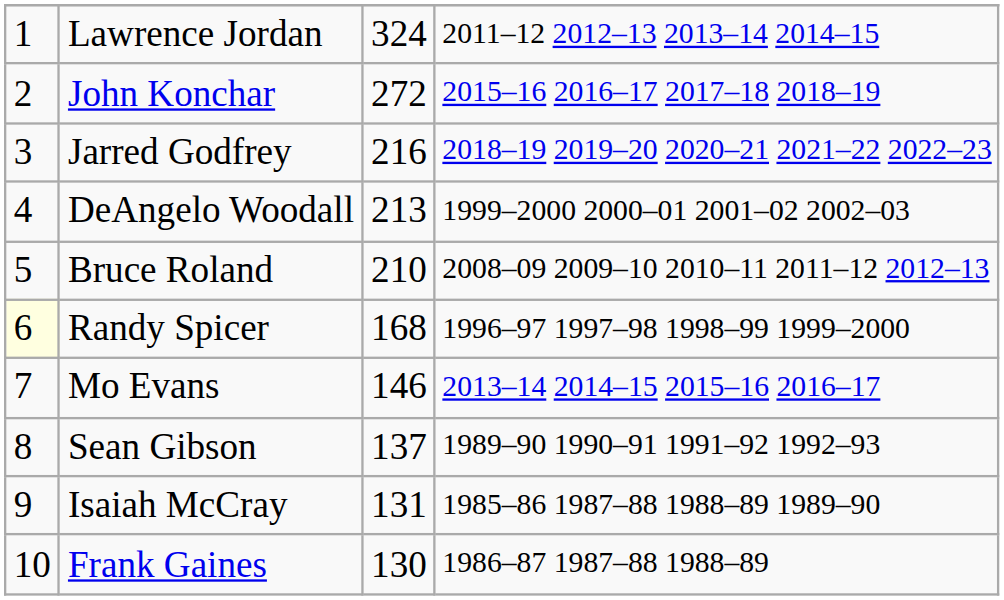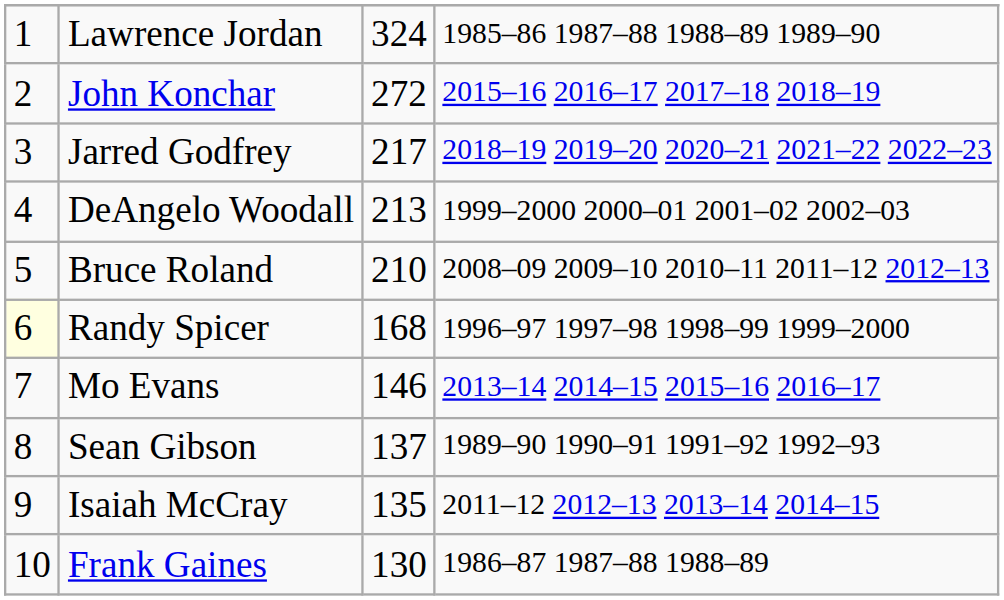(661, 33) 2011–12 2012–13 2013–14 2014–15 -> (661, 33) 1985–86 1987–88 1988–89 1989–90
(399, 151) 216 -> (399, 151) 217
(399, 504) 131 -> (399, 504) 135
(661, 504) 1985–86 1987–88 1988–89 1989–90 -> (661, 504) 2011–12 2012–13 2013–14 2014–15
